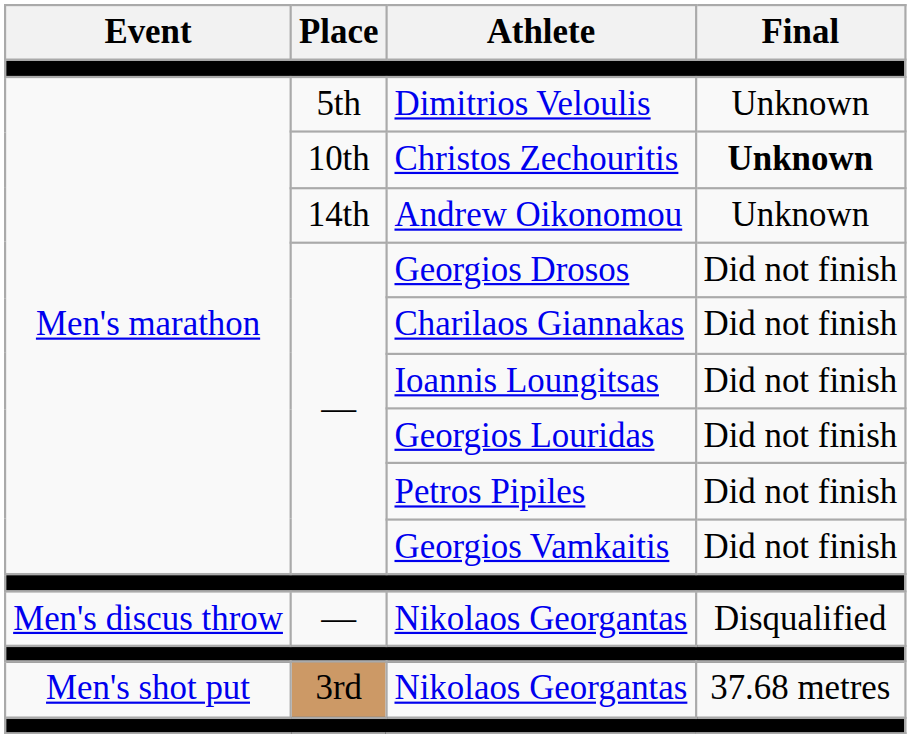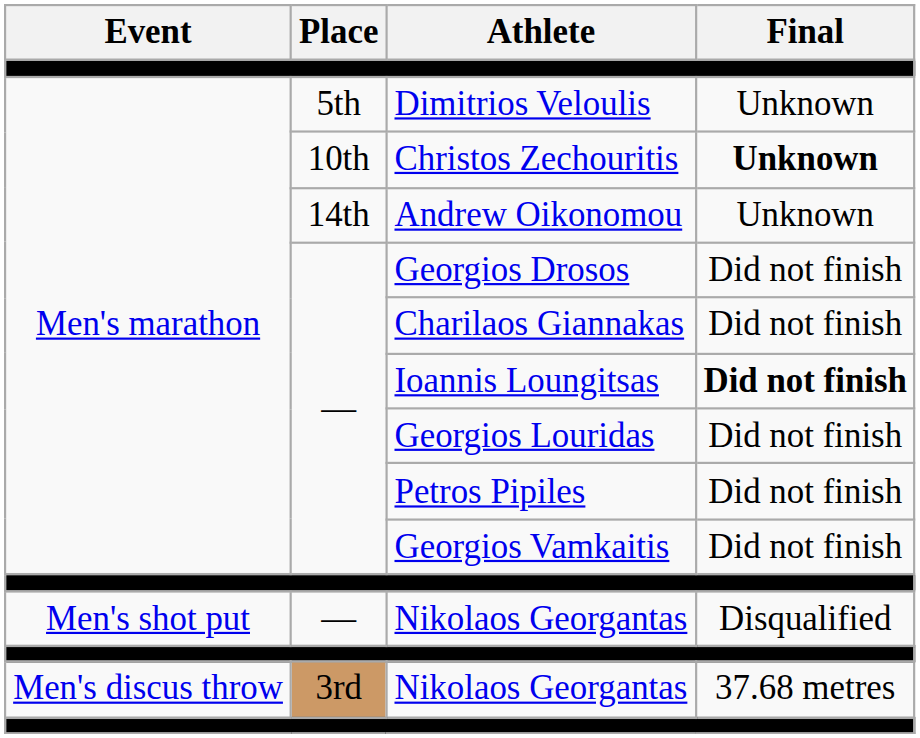(800, 380) normal -> (805, 380) bold
(148, 617) Men's discus throw -> (148, 617) Men's shot put
(148, 688) Men's shot put -> (148, 688) Men's discus throw
